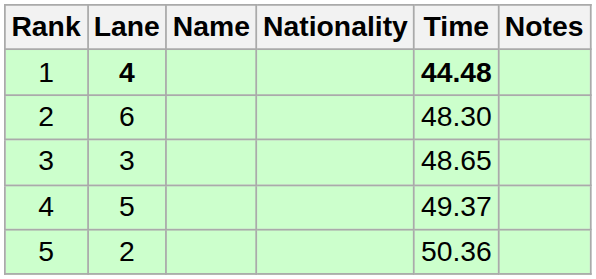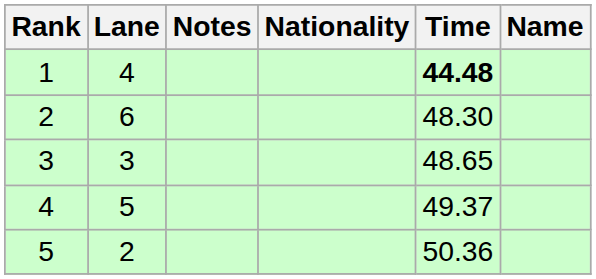columns swapped: (211, 26) <-> (544, 26)
(127, 71) bold -> (127, 71) normal
